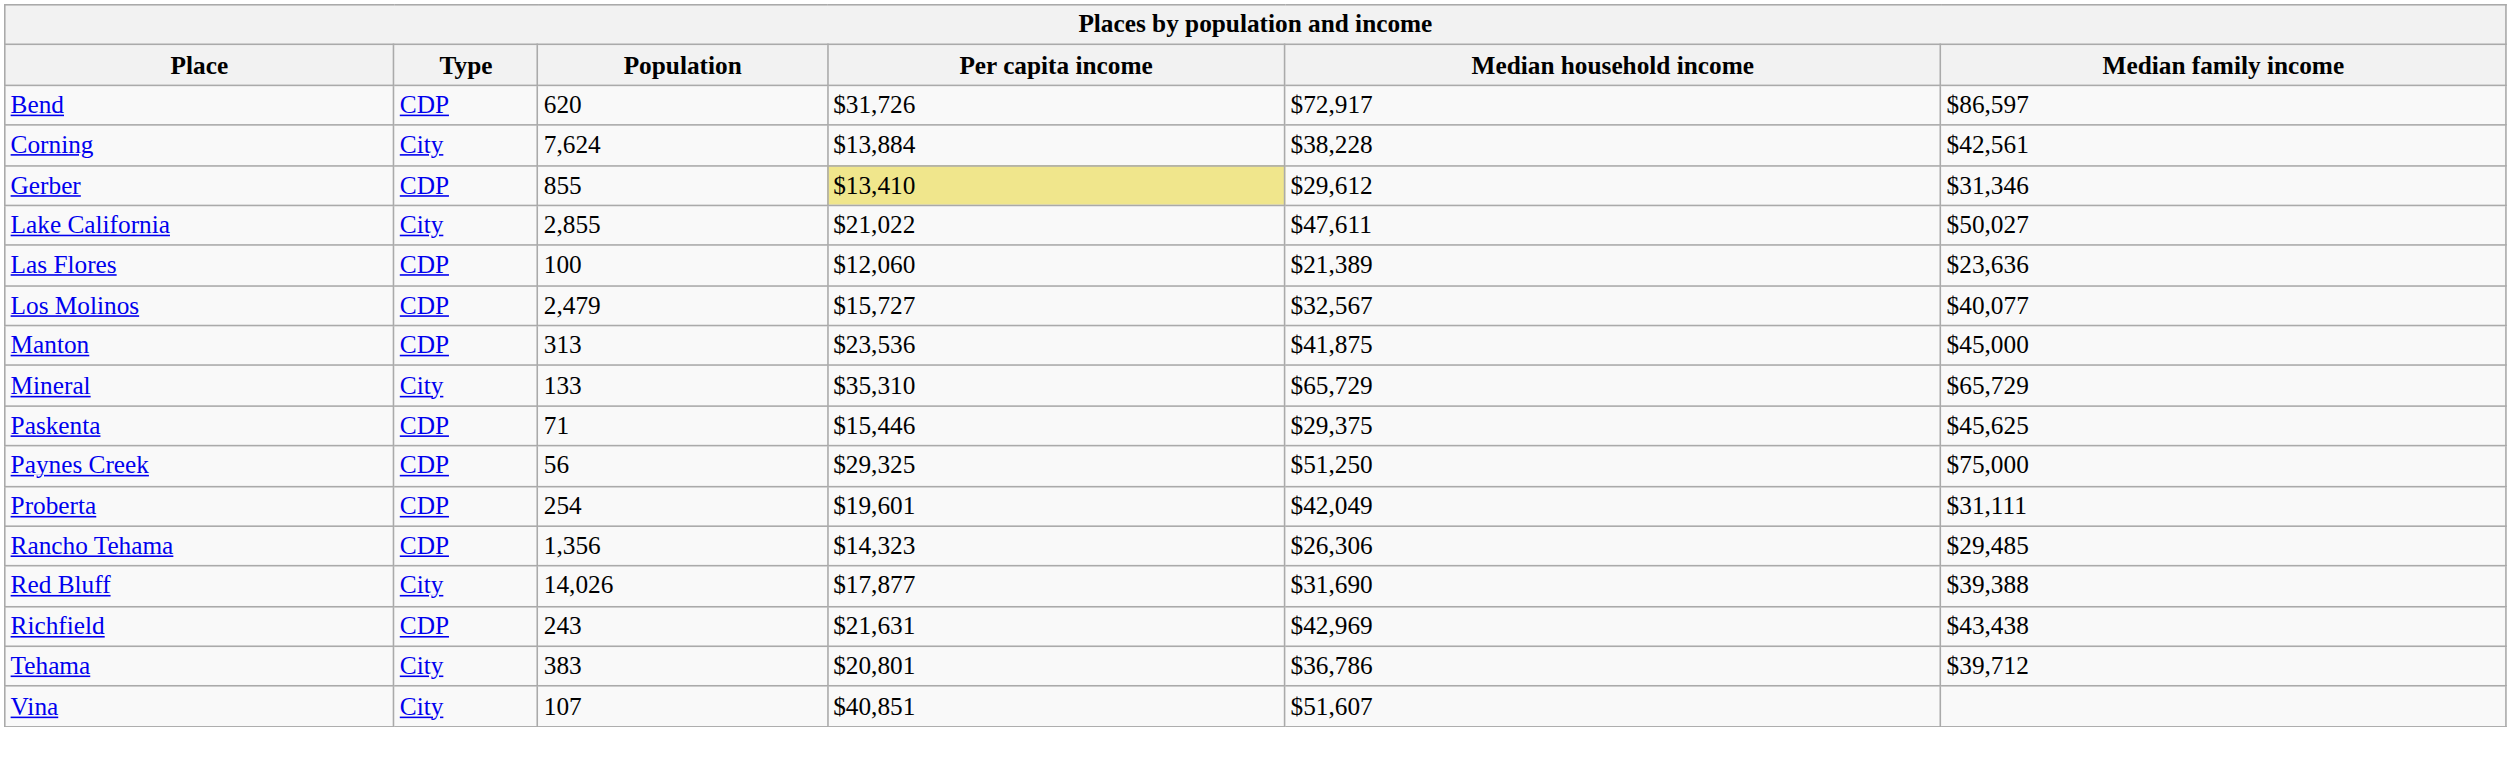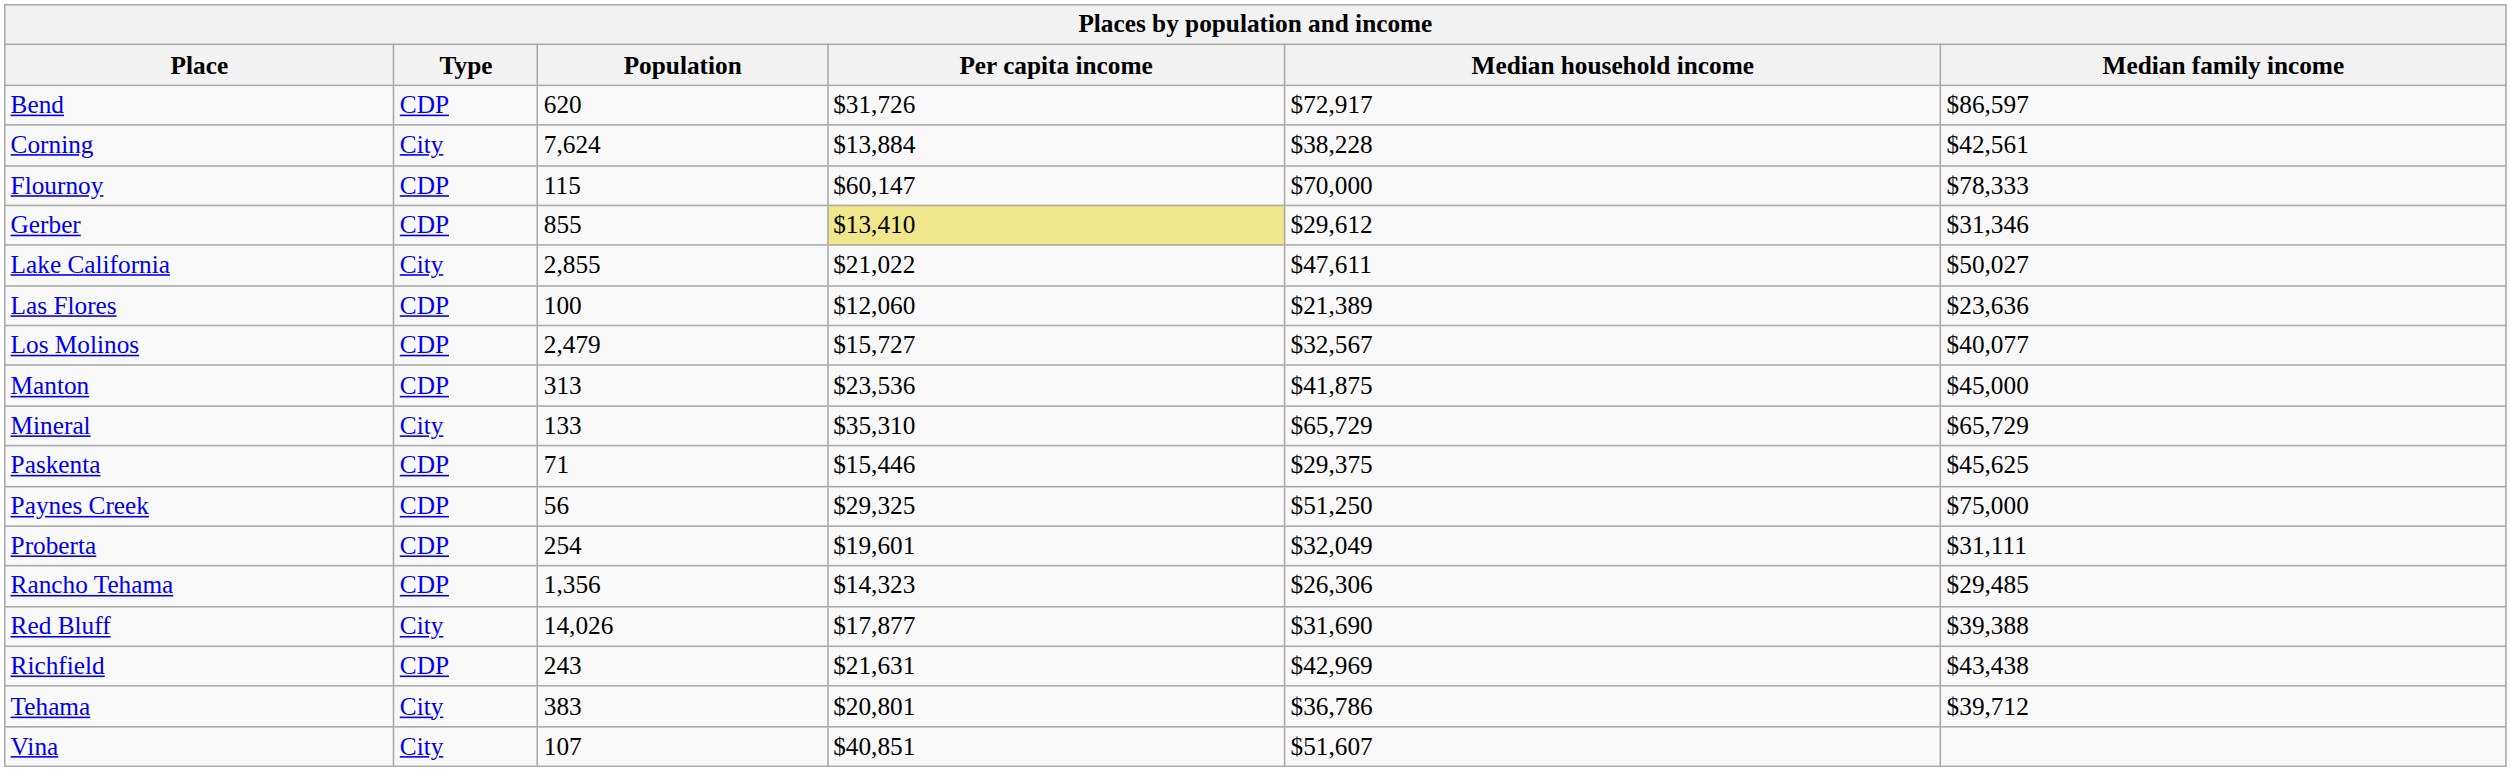+ row: (57, 184)
(1332, 505) $42,049 -> (1332, 545) $32,049
